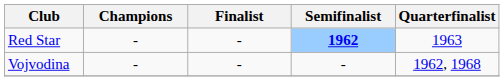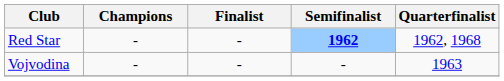(447, 40) 1963 -> (447, 40) 1962, 1968
(447, 64) 1962, 1968 -> (447, 64) 1963
